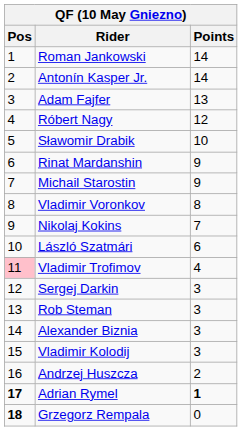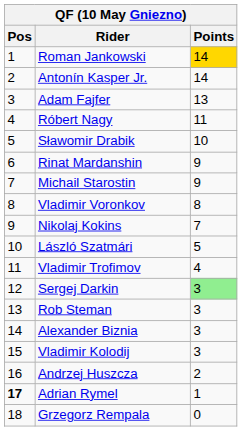(201, 57) no background -> (201, 57) gold background
(201, 120) 12 -> (200, 120) 11
(197, 246) 6 -> (197, 246) 5
(14, 267) pink background -> (14, 267) no background
(197, 288) no background -> (197, 288) lightgreen background
(197, 394) bold -> (197, 394) normal
(15, 415) bold -> (15, 415) normal
